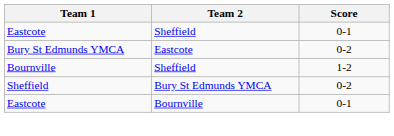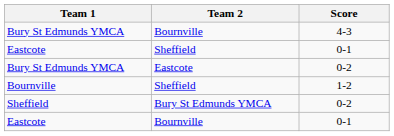+ row: (66, 31)
